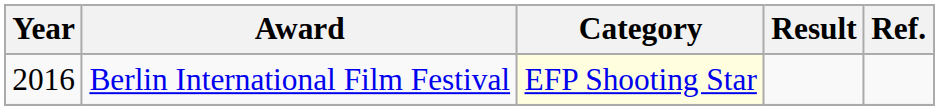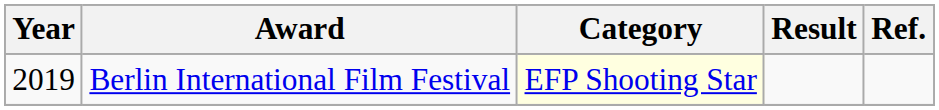(44, 79) 2016 -> (44, 79) 2019
